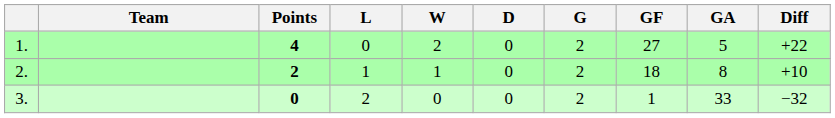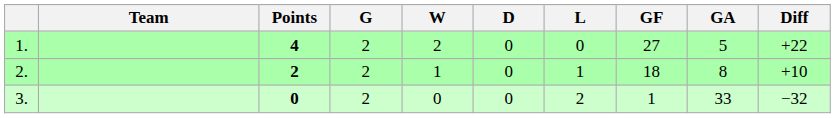columns swapped: (580, 17) <-> (366, 17)
